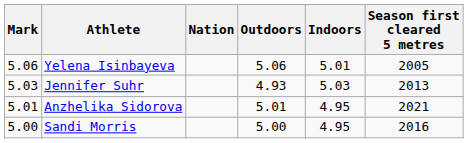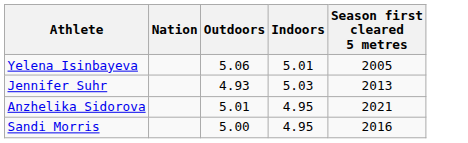- column: (23, 30)
